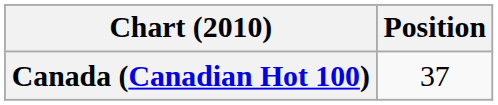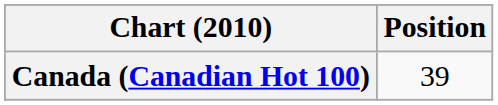(435, 75) 37 -> (435, 75) 39
